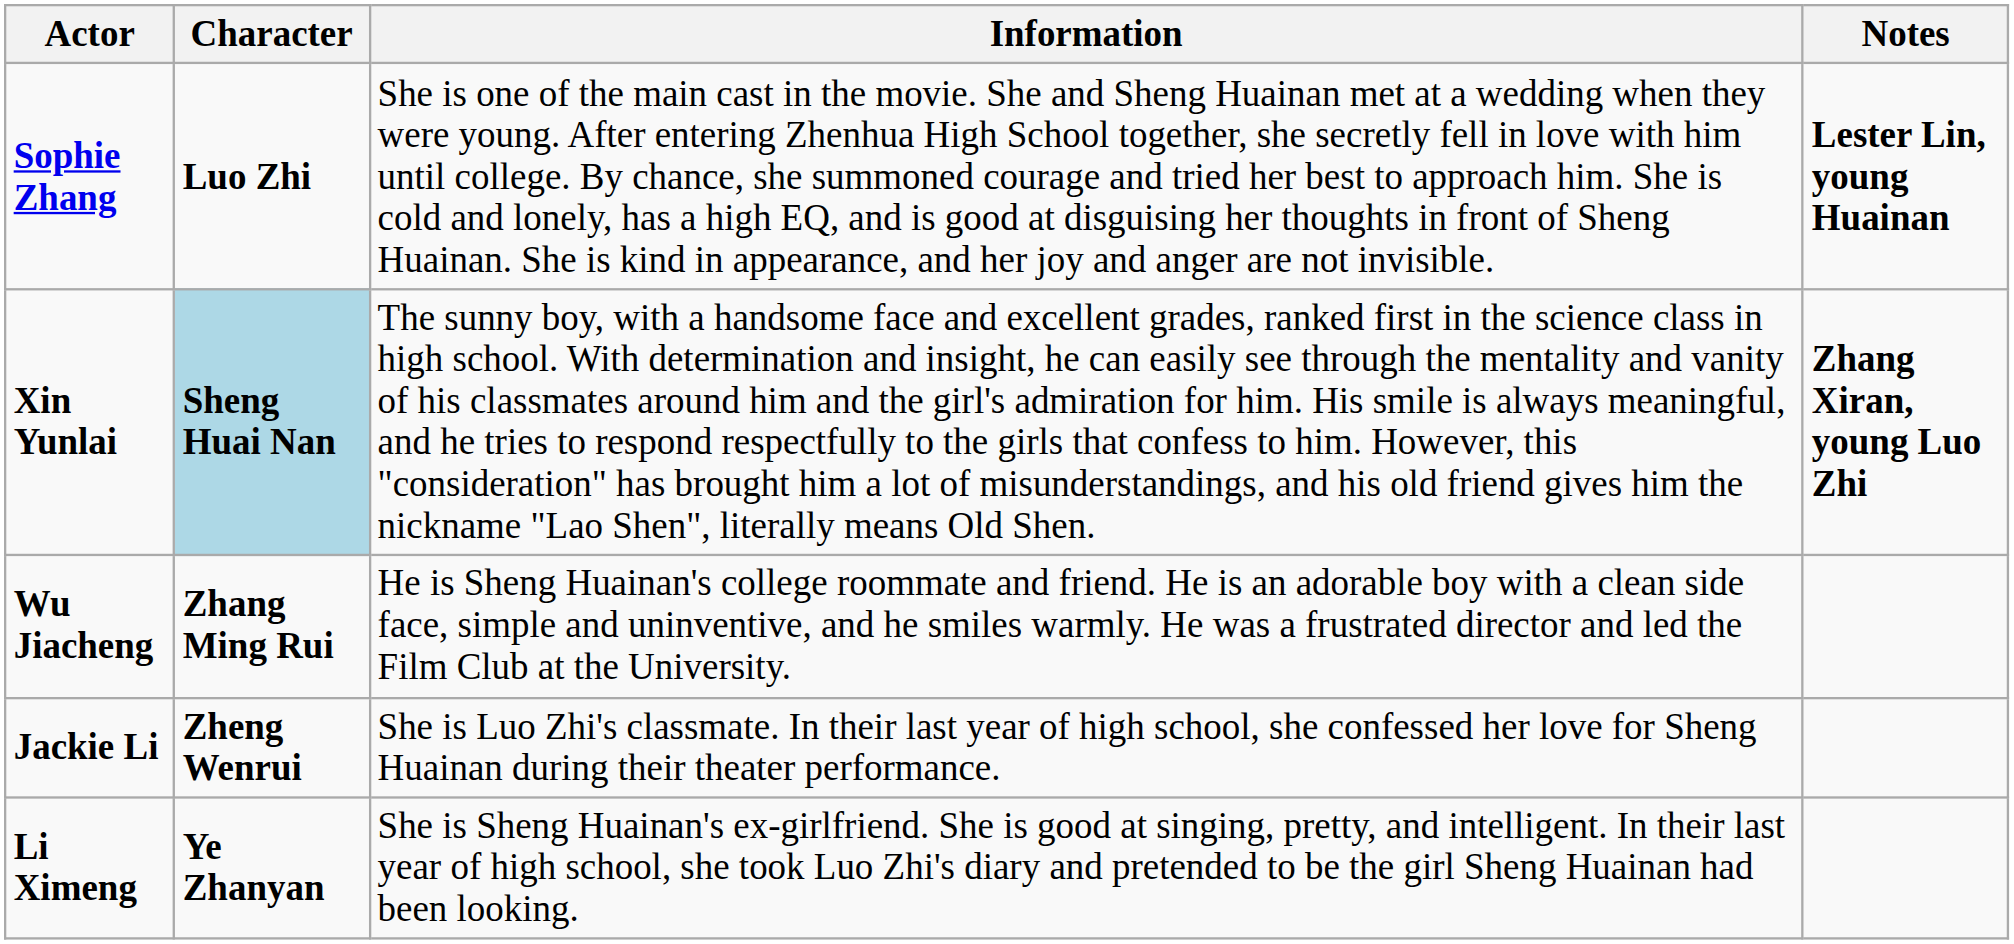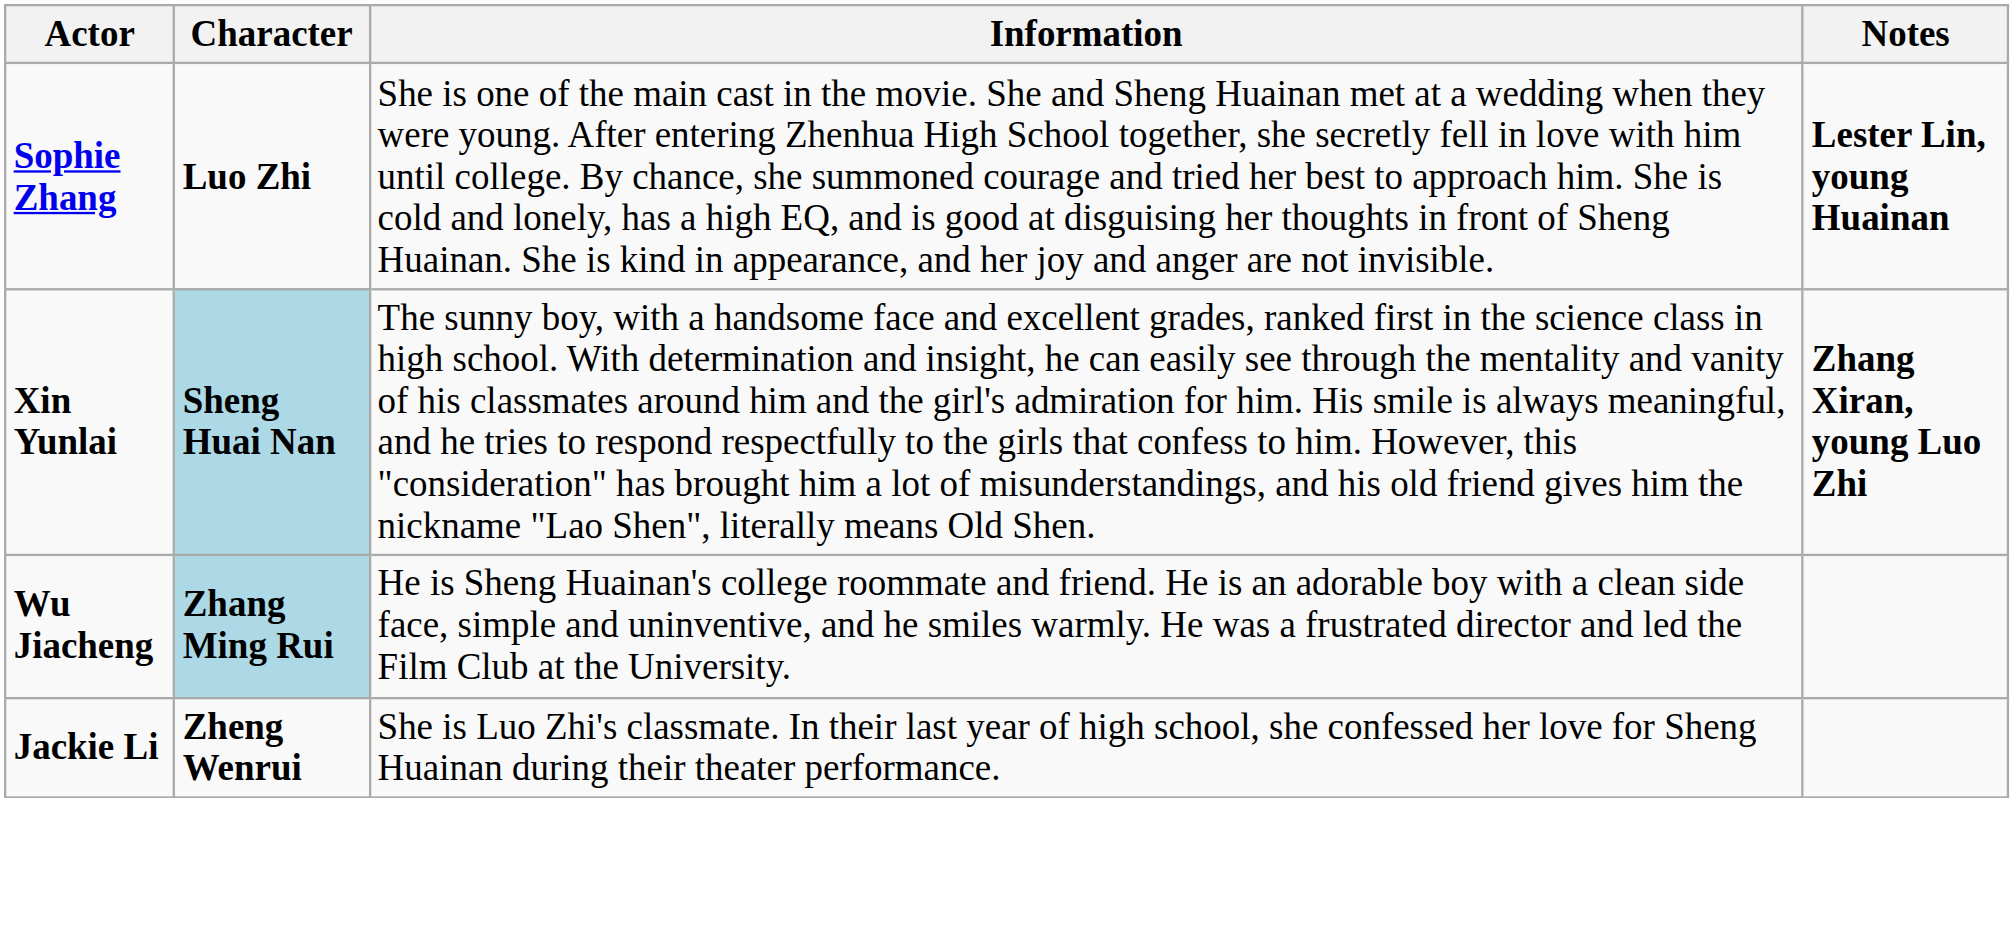(258, 625) no background -> (258, 625) lightblue background
- row: (75, 867)
